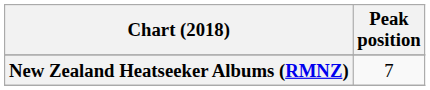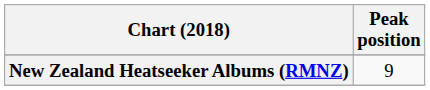(389, 70) 7 -> (389, 70) 9
